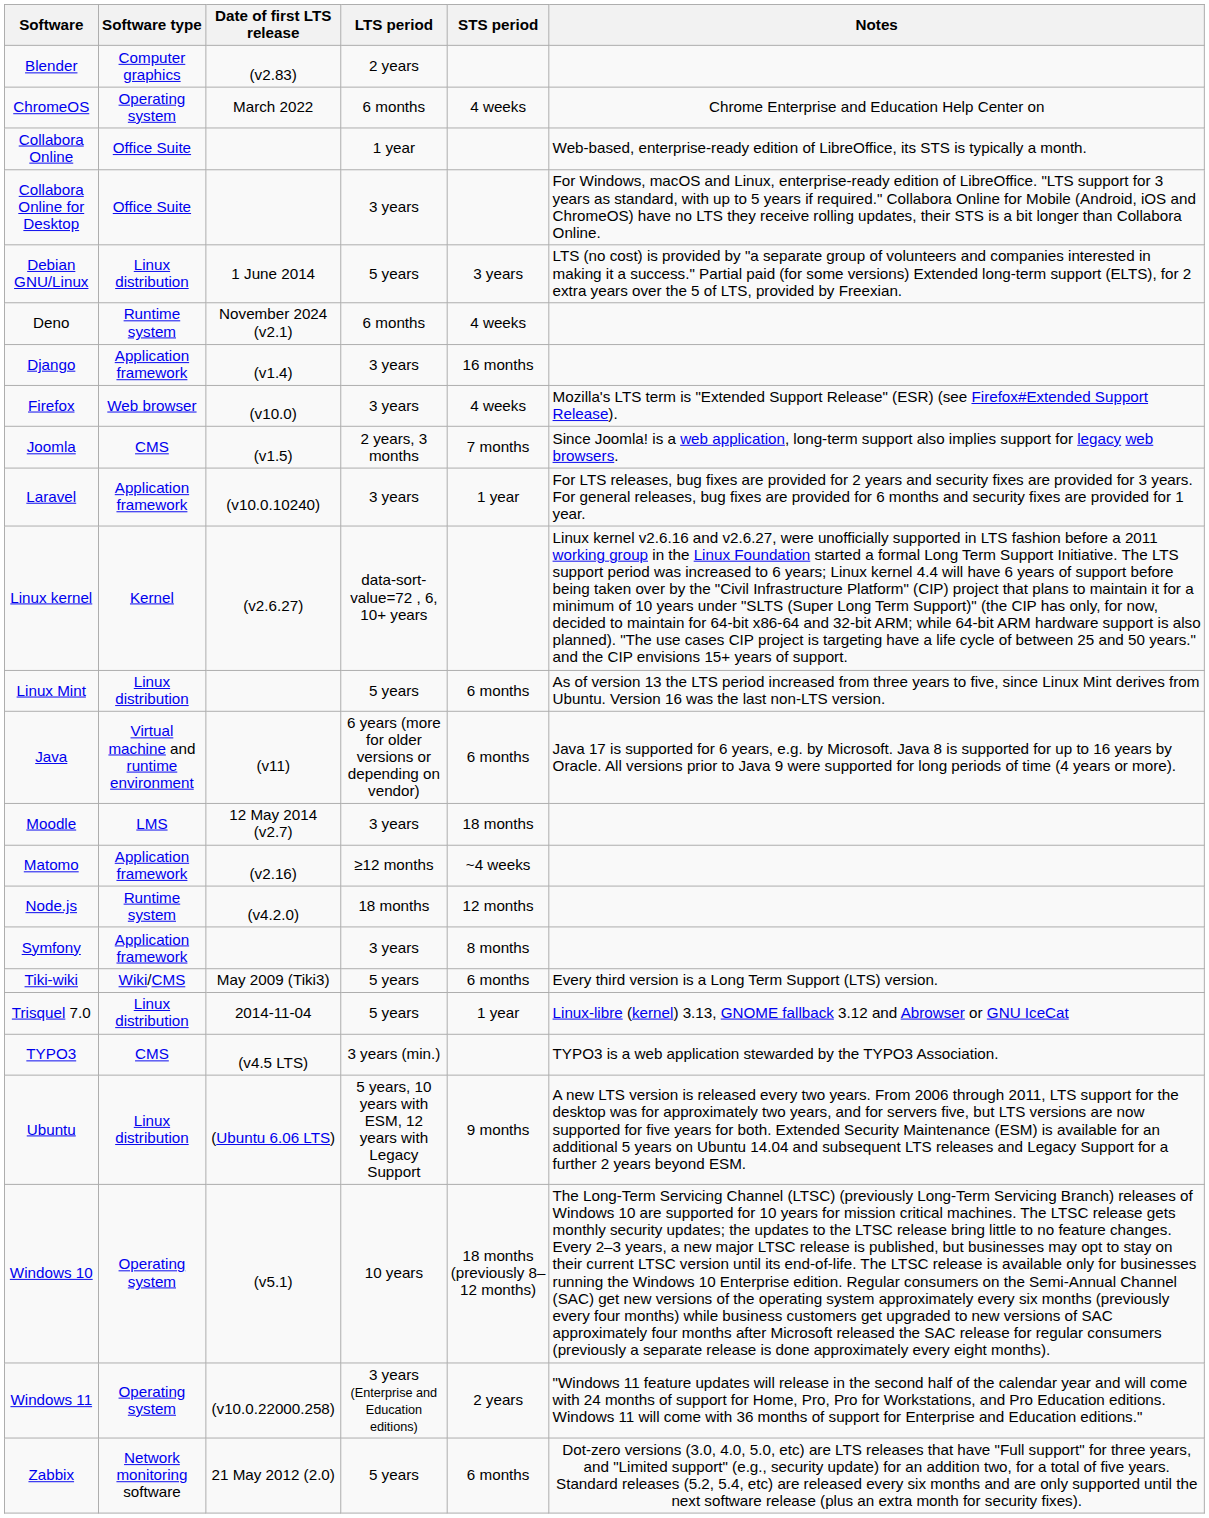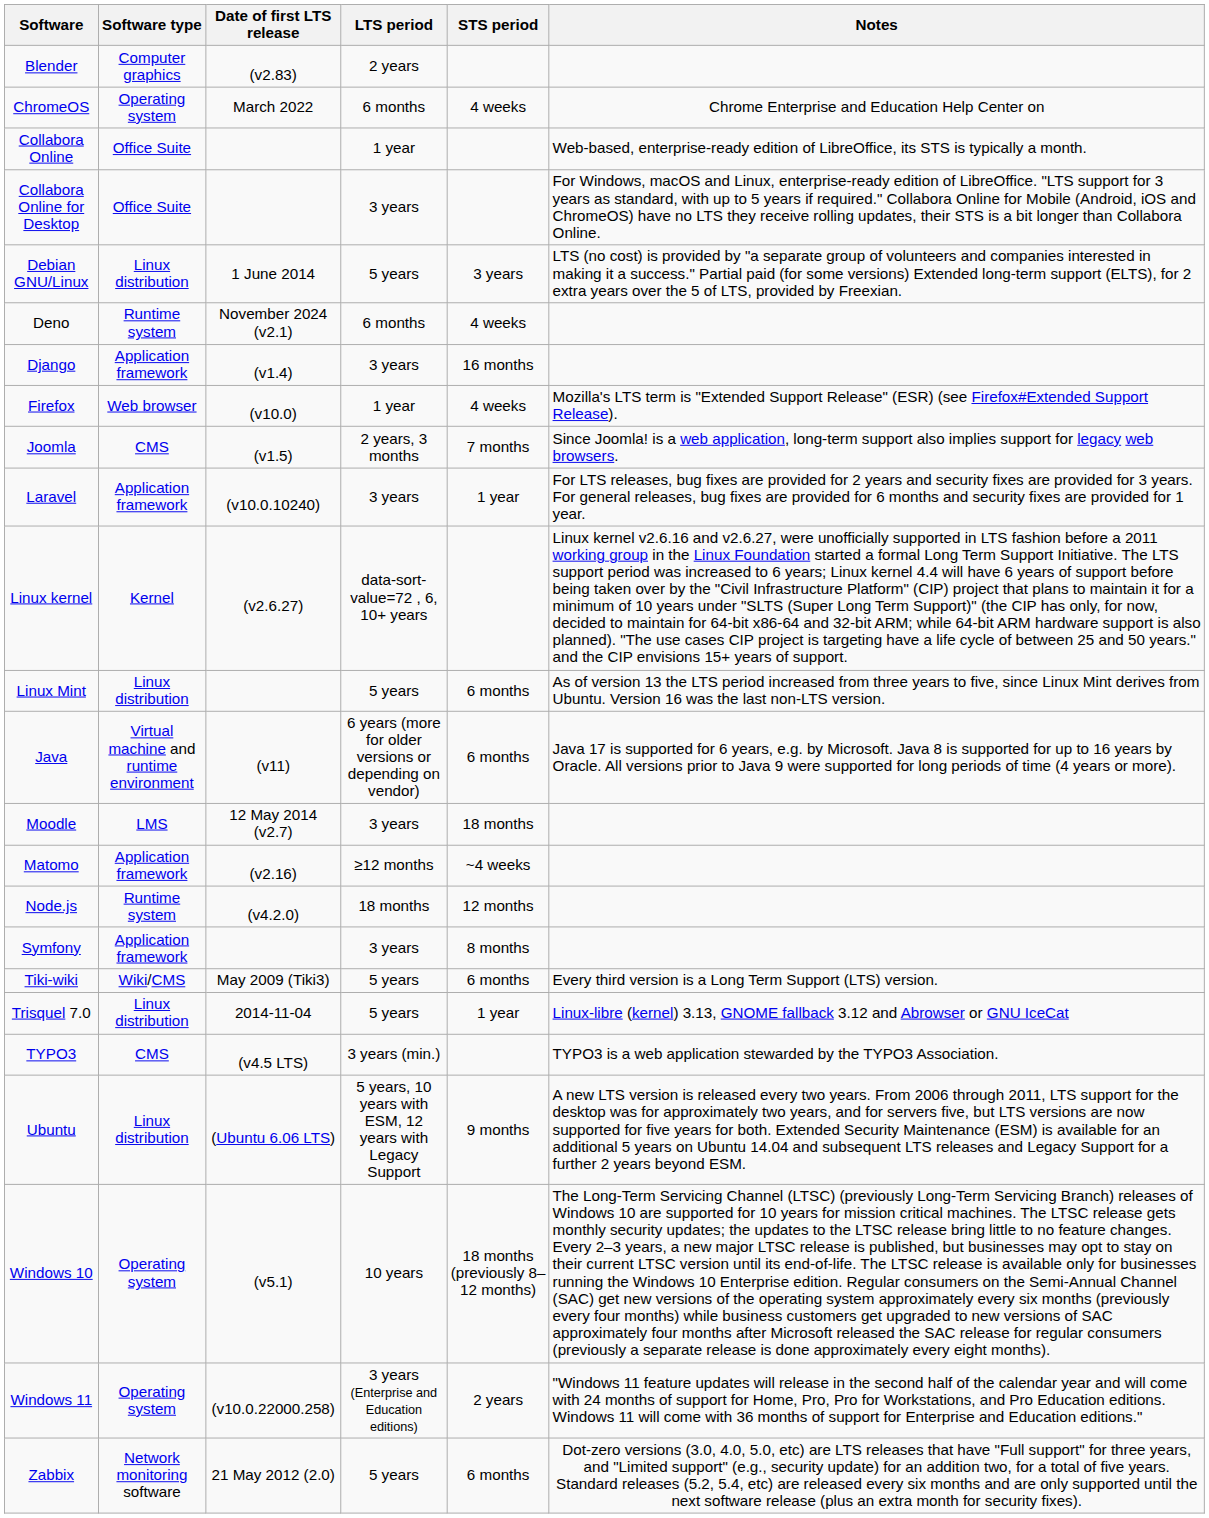(394, 406) 3 years -> (394, 406) 1 year
